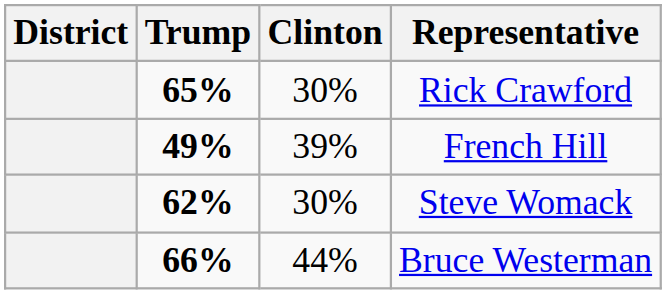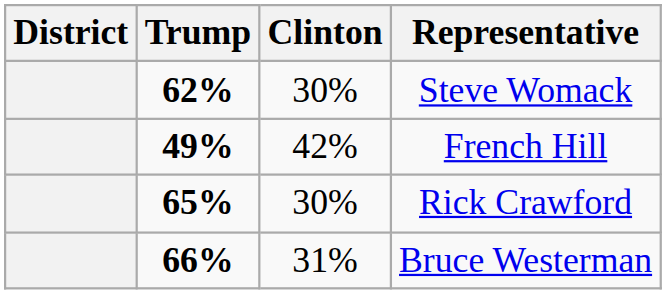rows swapped: (526, 89) <-> (526, 202)
(325, 145) 39% -> (325, 145) 42%
(325, 259) 44% -> (325, 259) 31%
